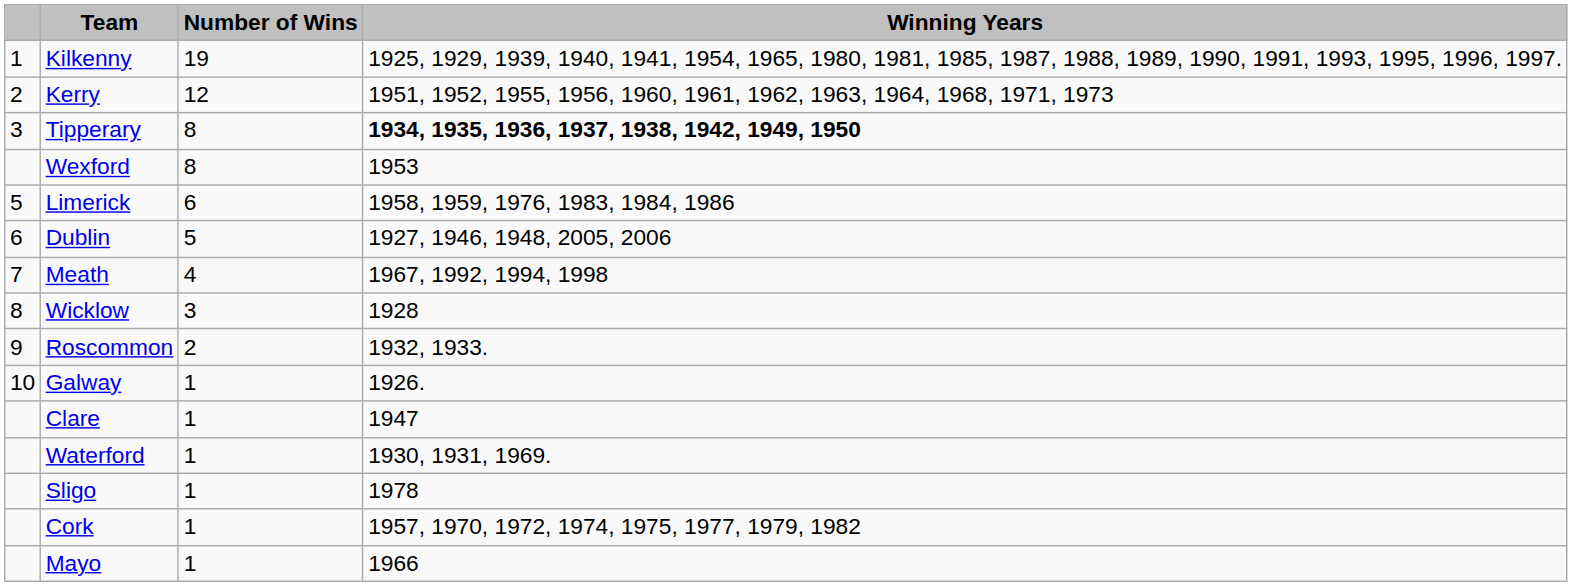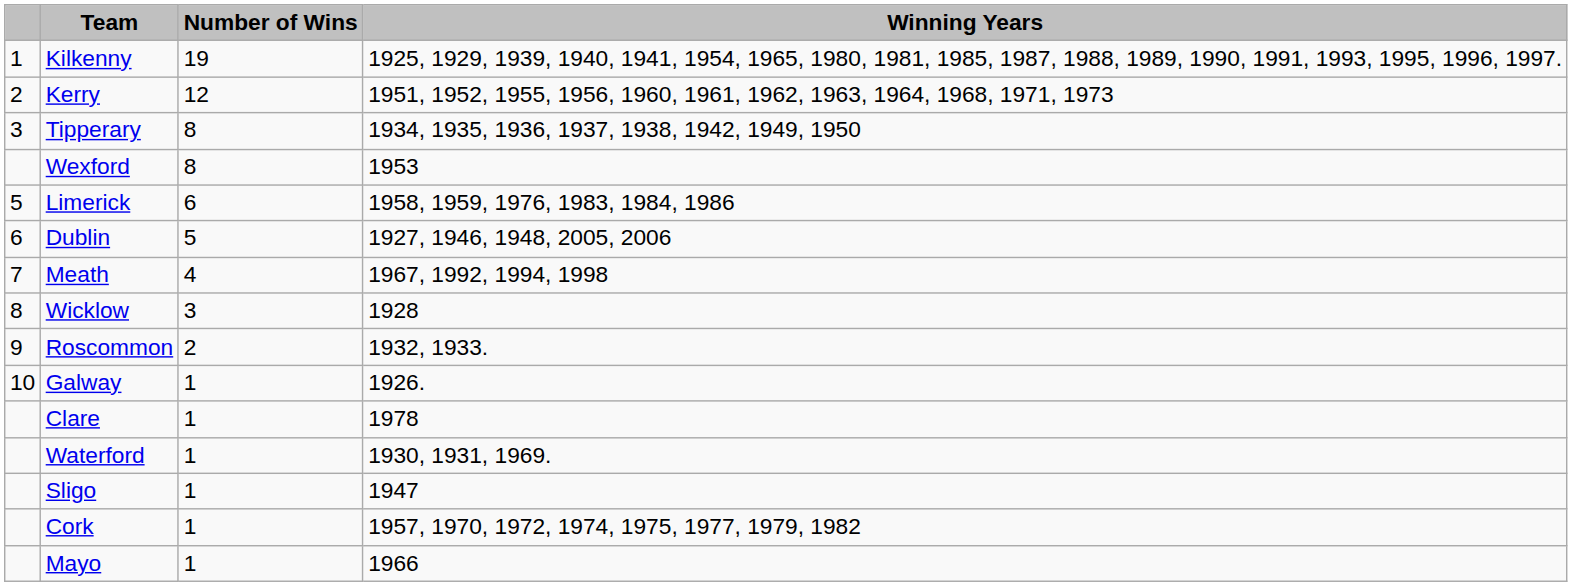(615, 130) bold -> (615, 130) normal
(393, 418) 1947 -> (393, 418) 1978
(393, 490) 1978 -> (393, 490) 1947
